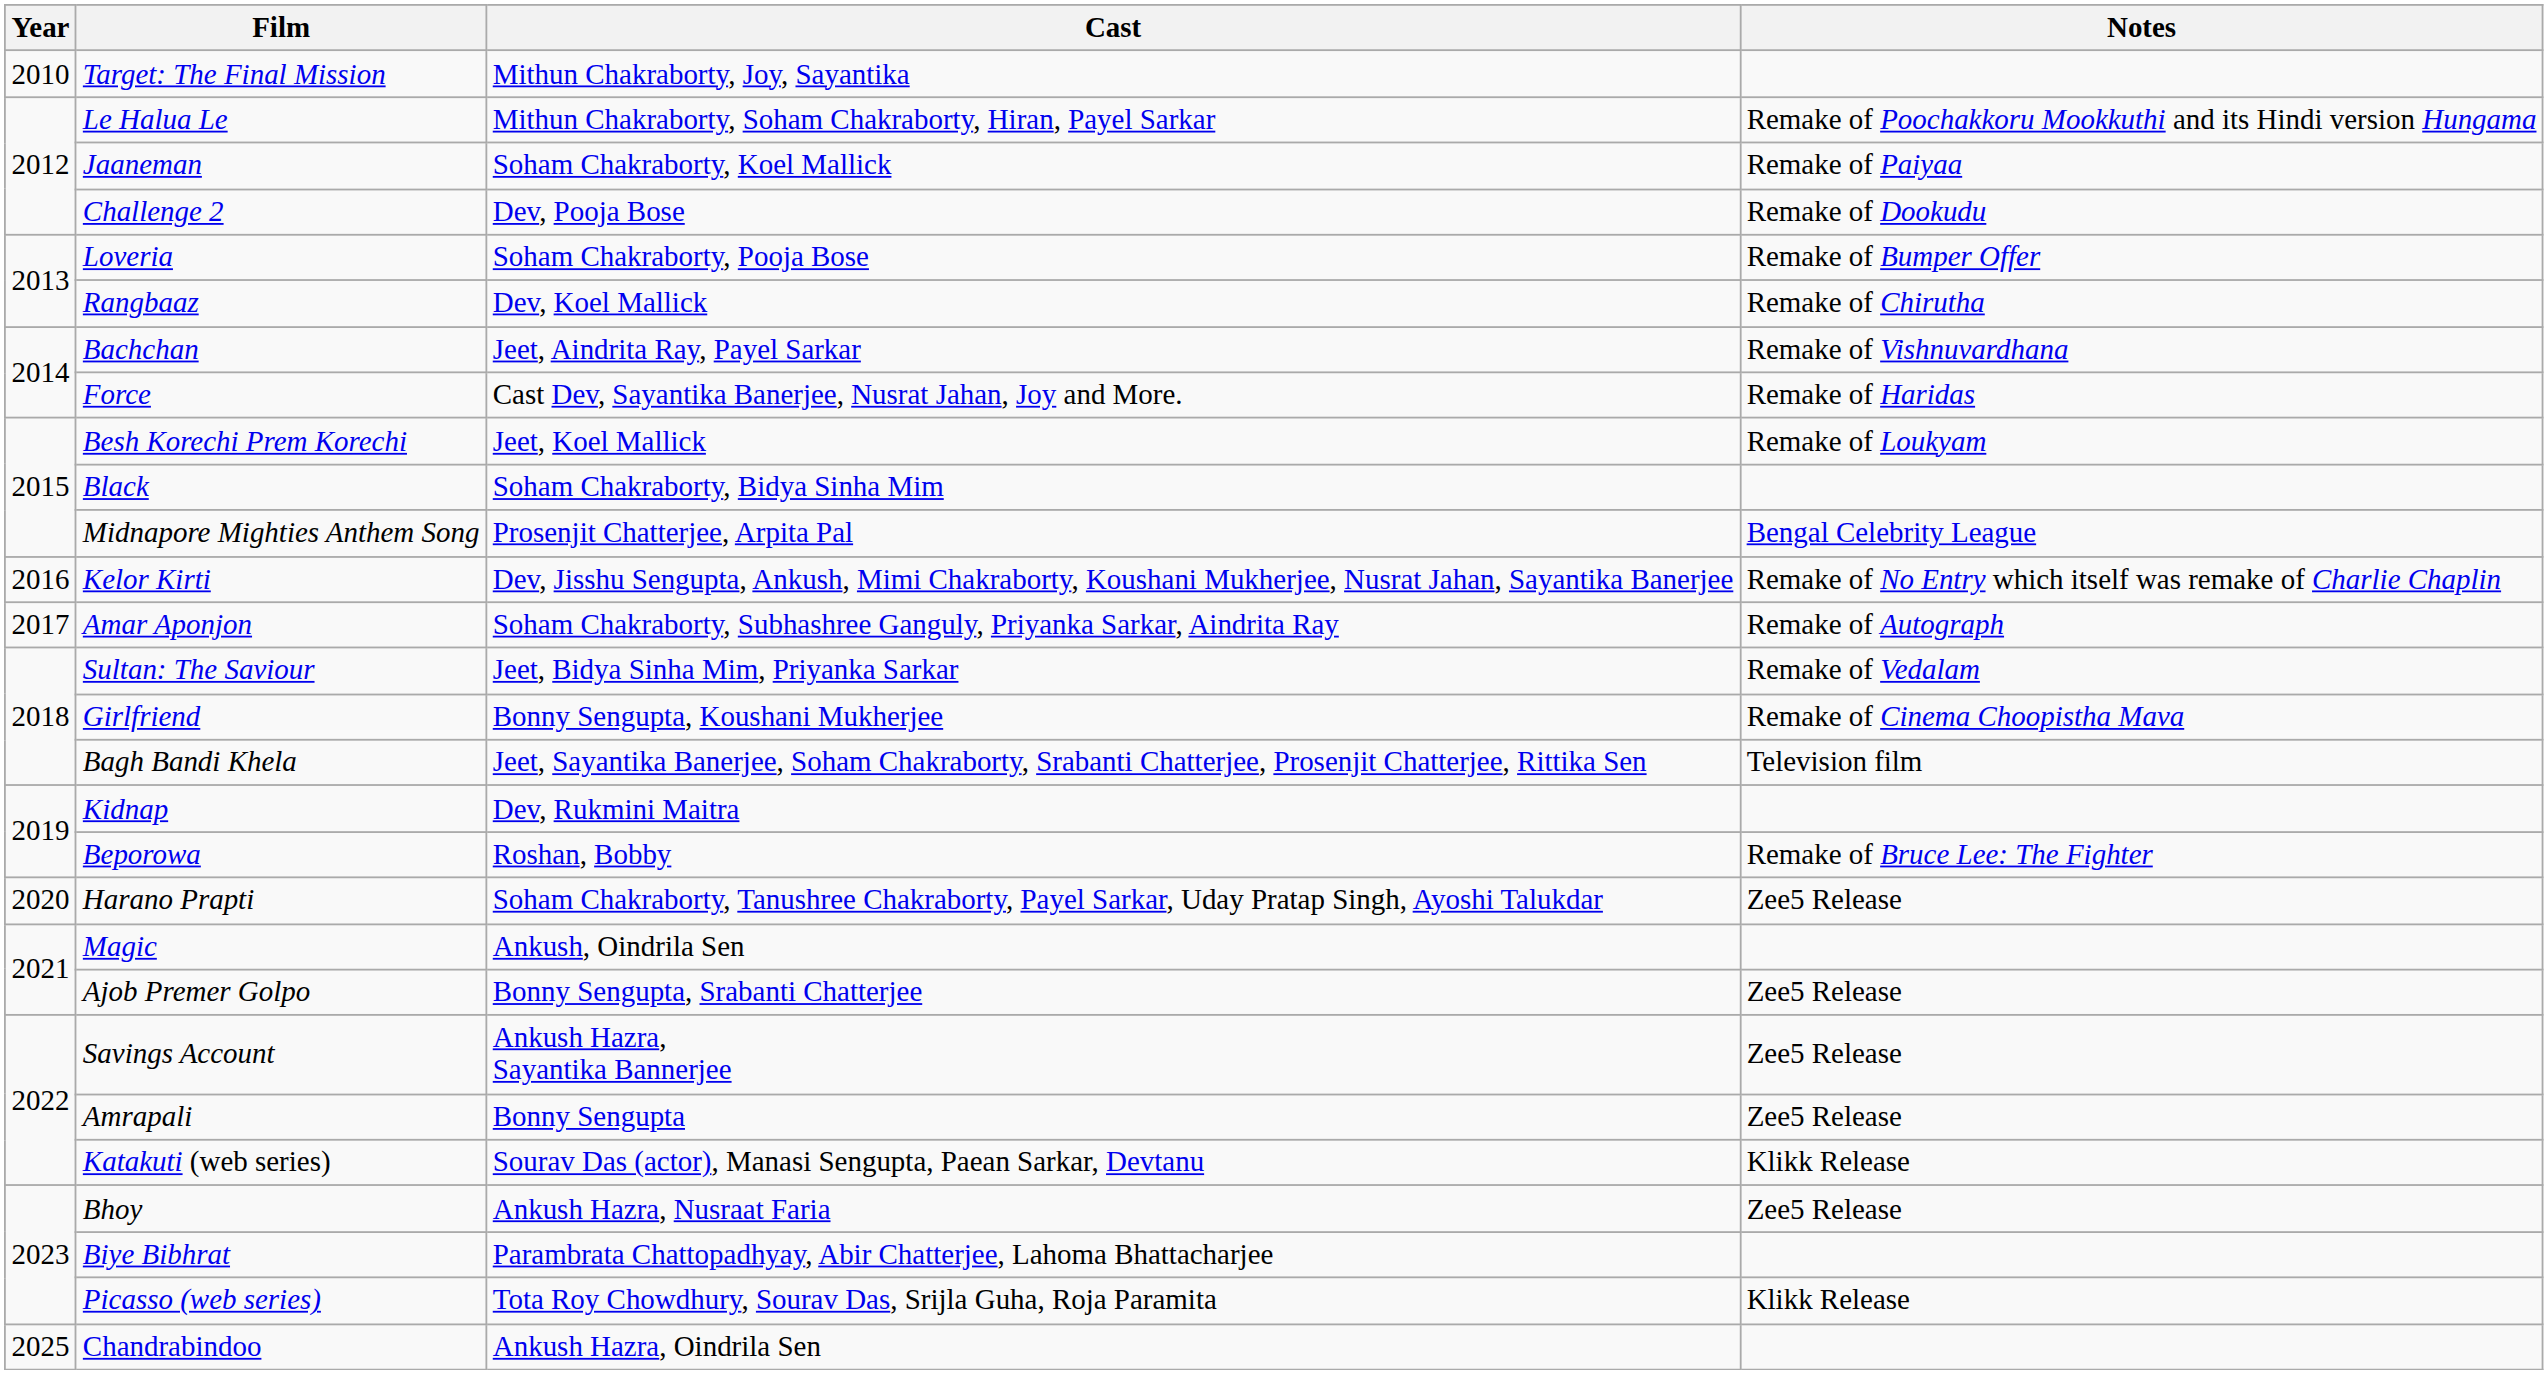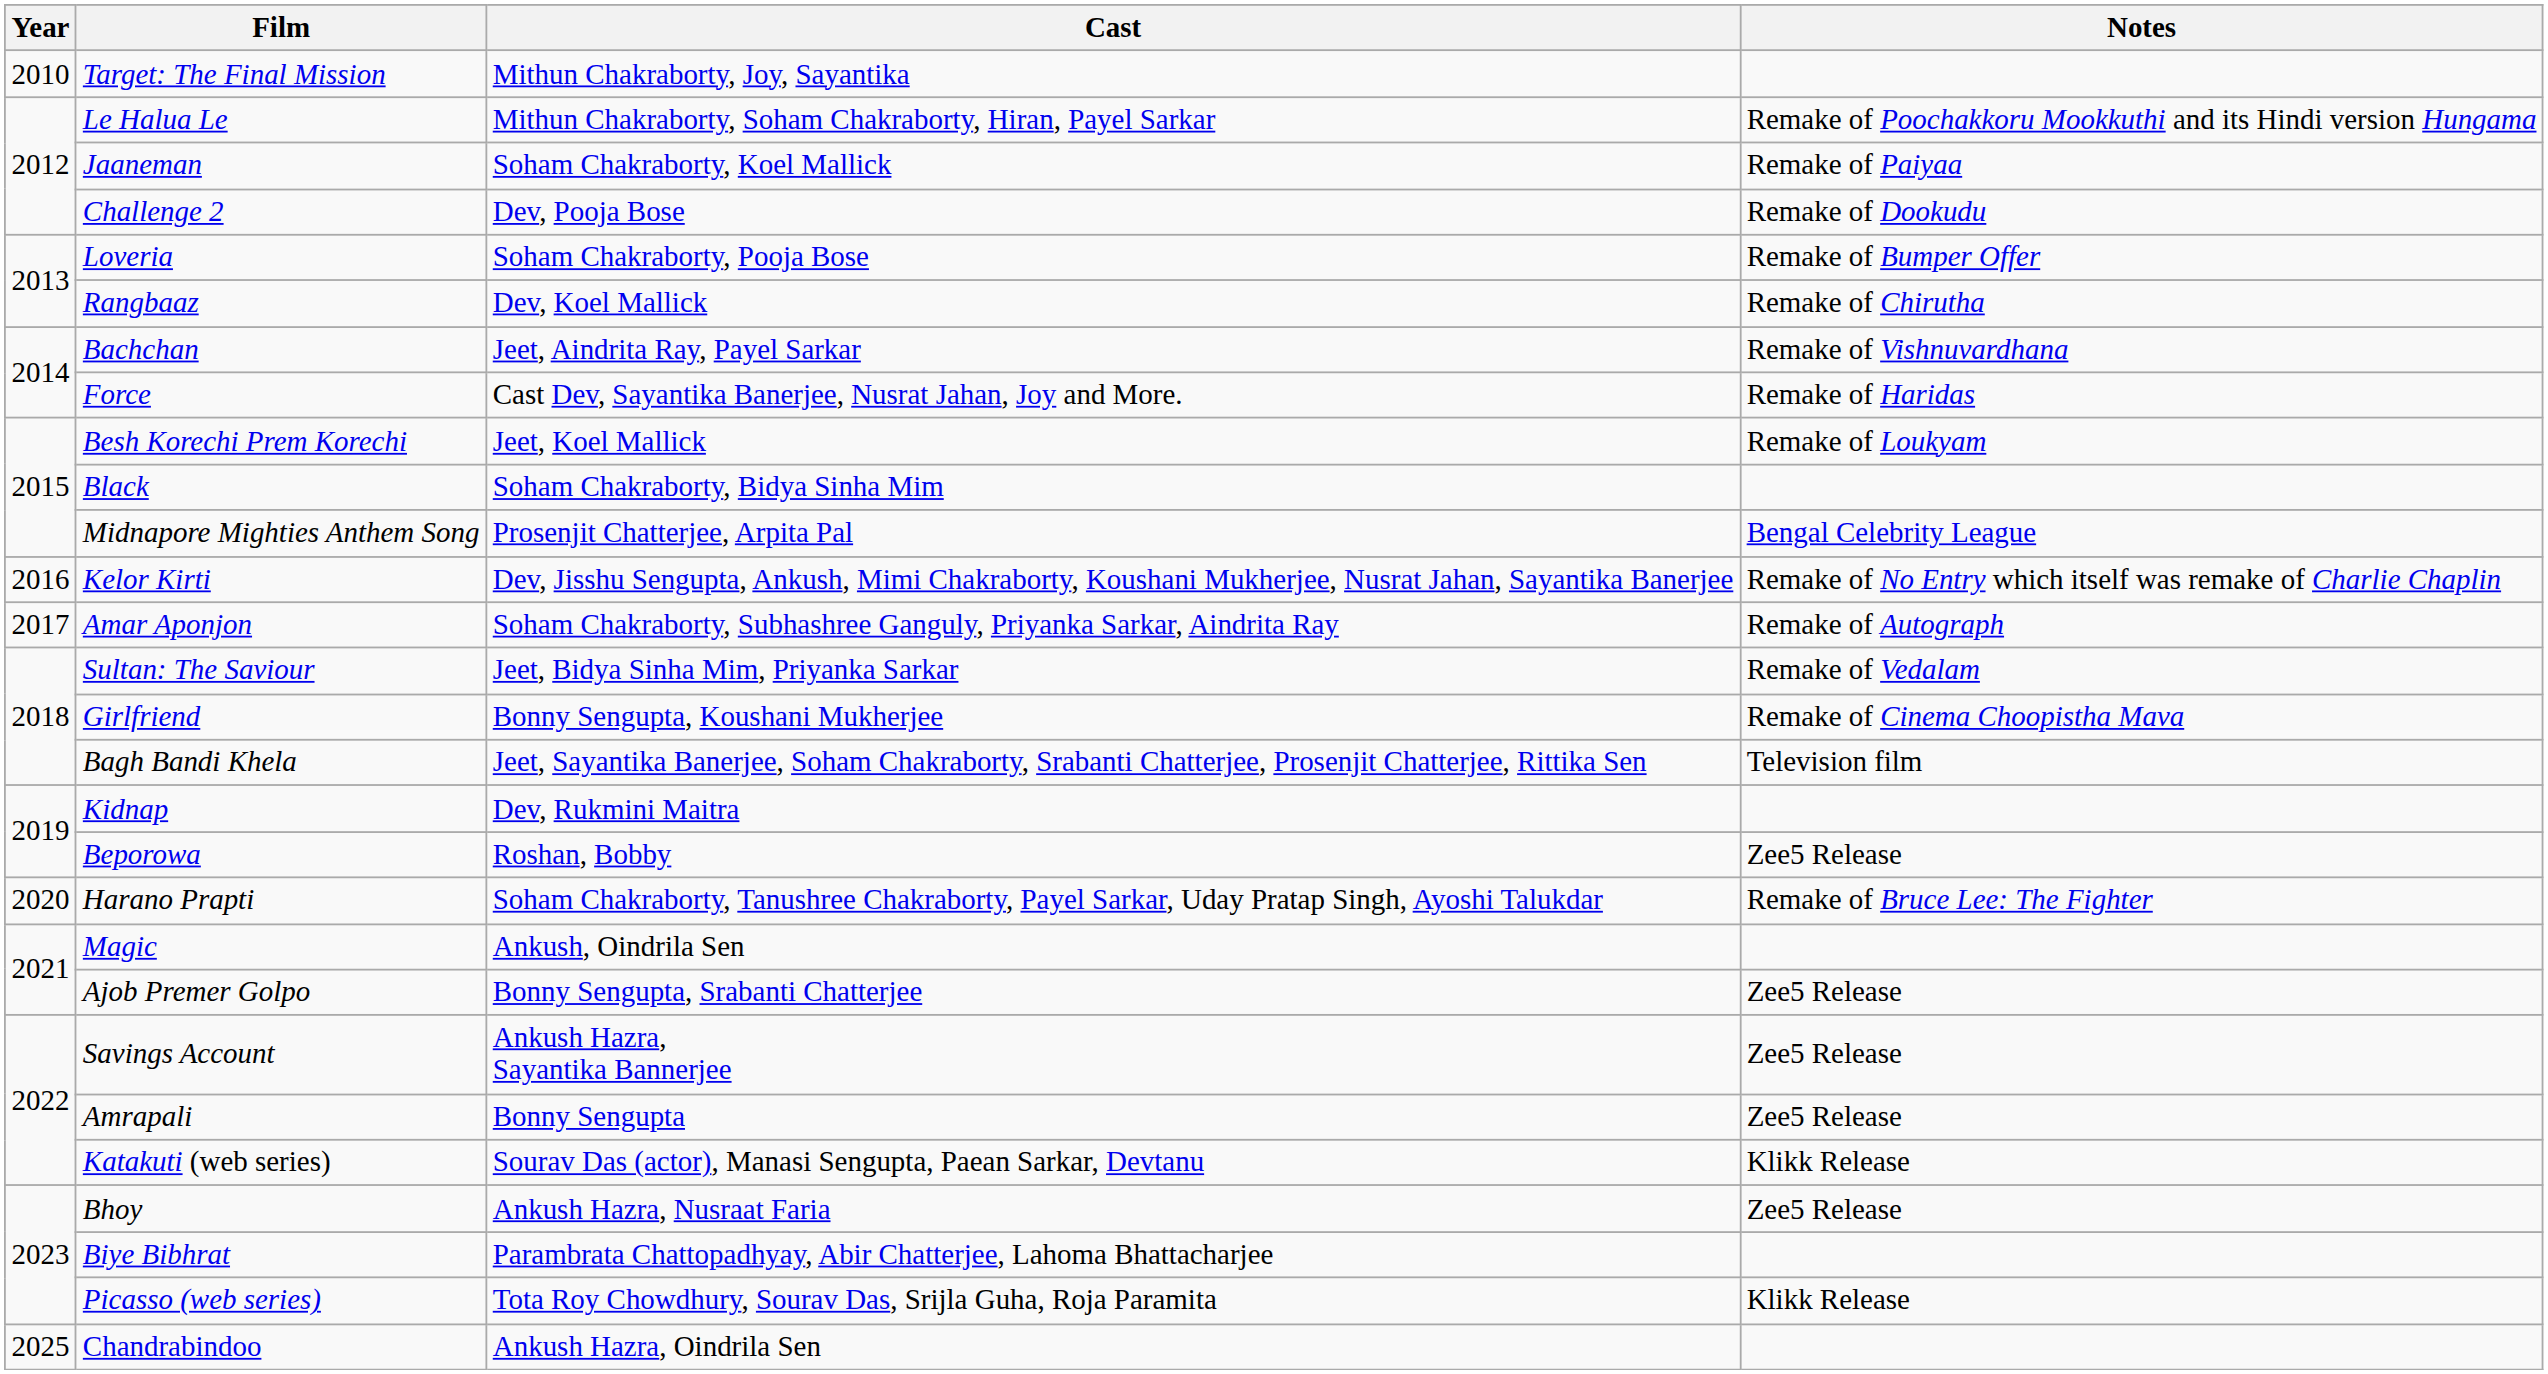(1950, 854) Remake of Bruce Lee: The Fighter -> (1824, 854) Zee5 Release
(1824, 900) Zee5 Release -> (1950, 900) Remake of Bruce Lee: The Fighter
